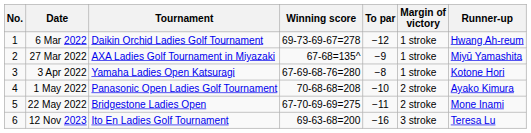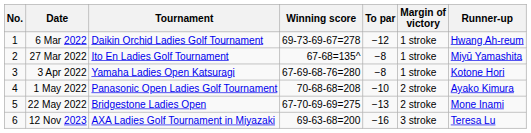(183, 56) AXA Ladies Golf Tournament in Miyazaki -> (160, 56) Ito En Ladies Golf Tournament
(380, 56) −9 -> (380, 56) −8
(380, 105) −11 -> (380, 105) −13
(160, 121) Ito En Ladies Golf Tournament -> (183, 121) AXA Ladies Golf Tournament in Miyazaki
